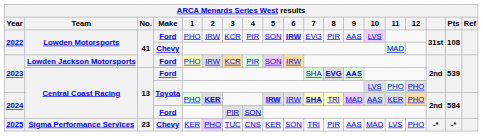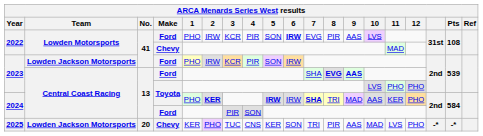(81, 125) Sigma Performance Services -> (81, 125) Lowden Jackson Motorsports
(146, 125) 23 -> (146, 125) 20
